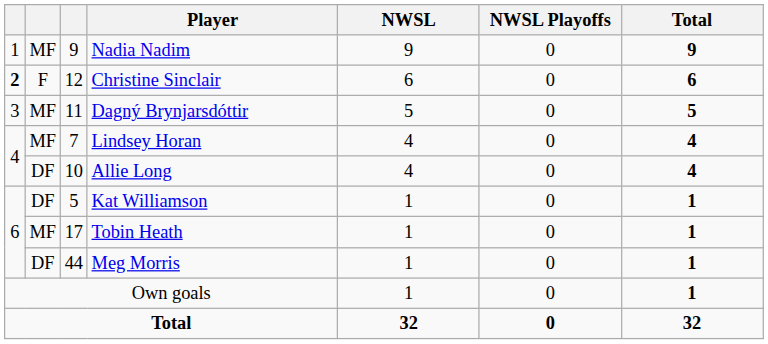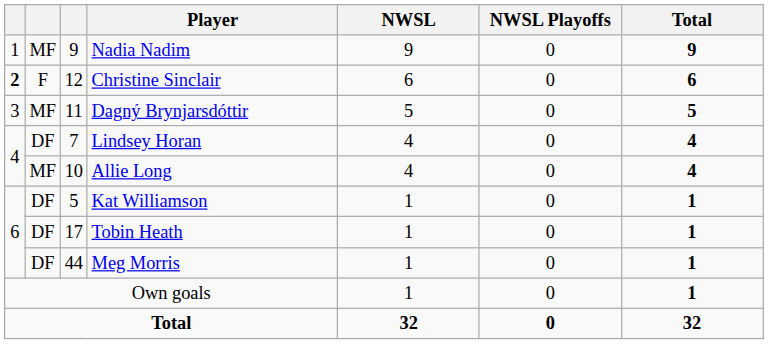(43, 141) MF -> (43, 141) DF
(43, 171) DF -> (43, 171) MF
(43, 232) MF -> (43, 232) DF
